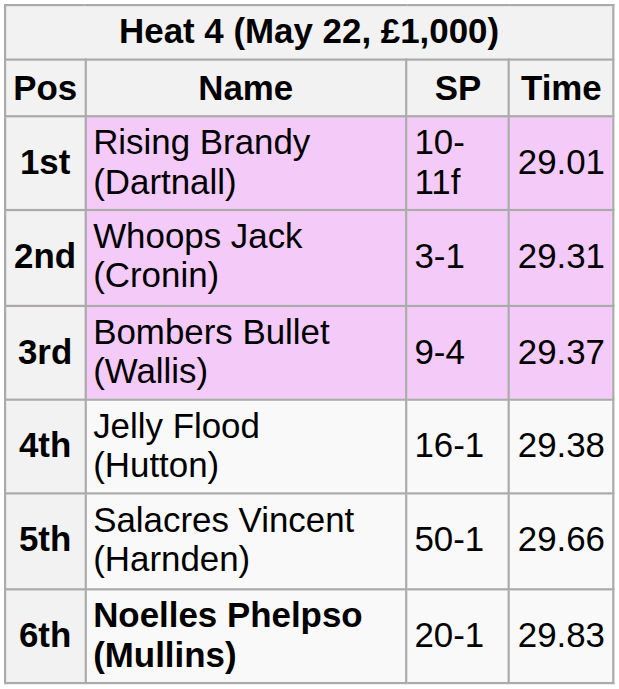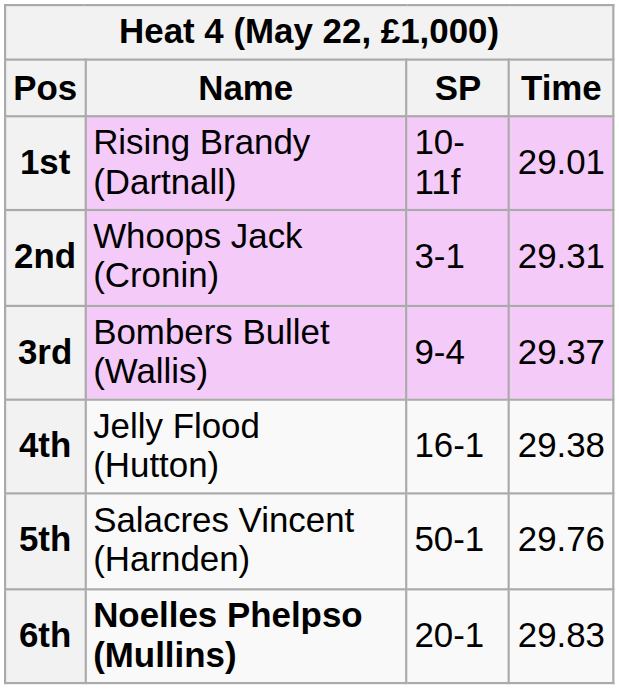(561, 540) 29.66 -> (561, 540) 29.76
